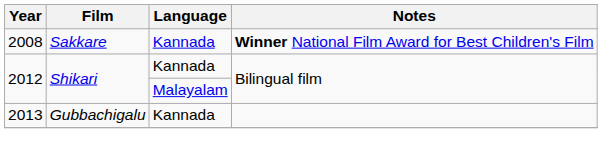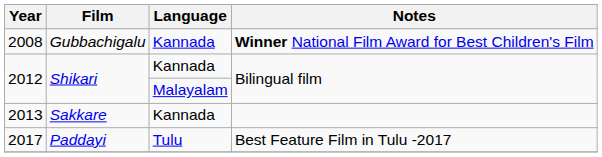(78, 41) Sakkare -> (98, 41) Gubbachigalu
(98, 115) Gubbachigalu -> (78, 115) Sakkare
+ row: (25, 139)
